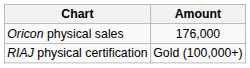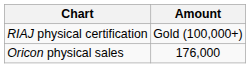rows swapped: (65, 33) <-> (77, 53)
